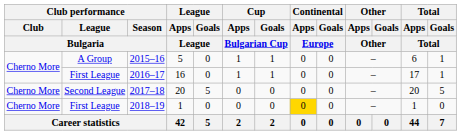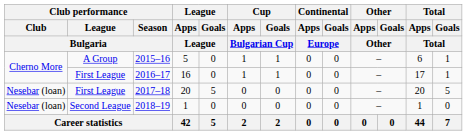(33, 91) Cherno More -> (36, 91) Nesebar (loan)
(95, 91) Second League -> (100, 91) First League
(33, 106) Cherno More -> (36, 106) Nesebar (loan)
(95, 106) First League -> (100, 106) Second League
(303, 106) gold background -> (309, 106) no background
